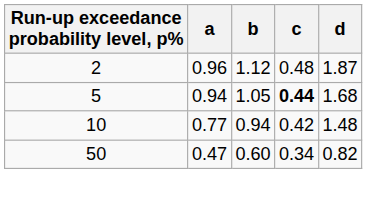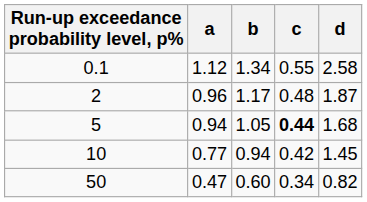+ row: (96, 67)
(253, 67) 1.12 -> (253, 96) 1.17
(340, 125) 1.48 -> (340, 153) 1.45
